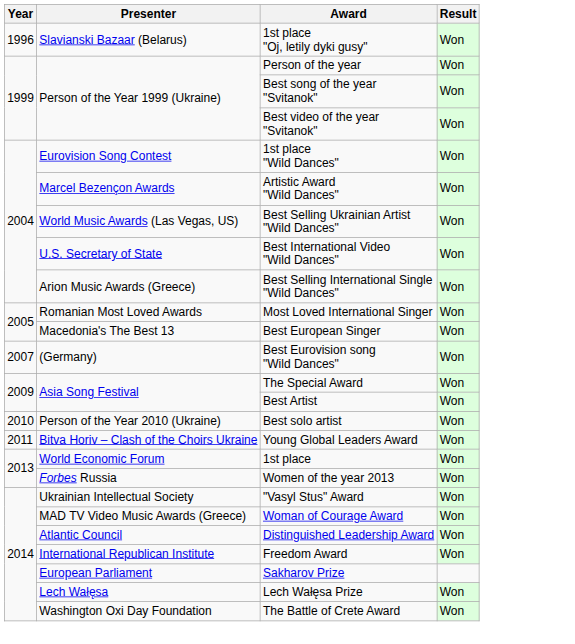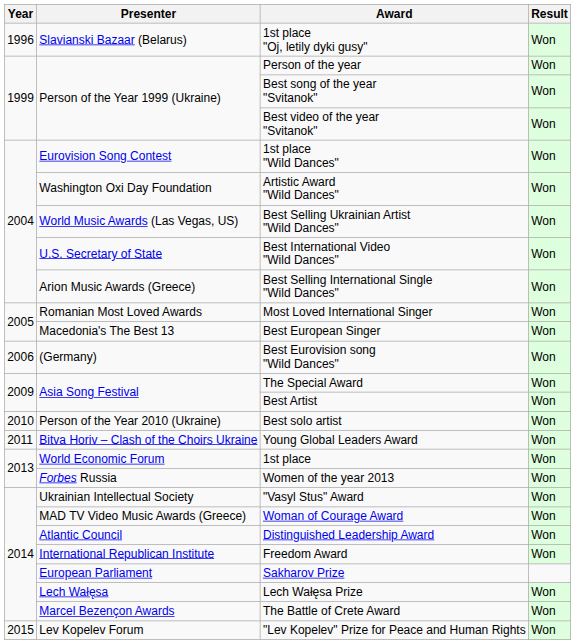(107, 188) Marcel Bezençon Awards -> (126, 188) Washington Oxi Day Foundation
(20, 357) 2007 -> (20, 357) 2006
(126, 611) Washington Oxi Day Foundation -> (107, 611) Marcel Bezençon Awards
+ row: (394, 630)
